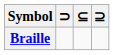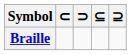+ column: (65, 16)
